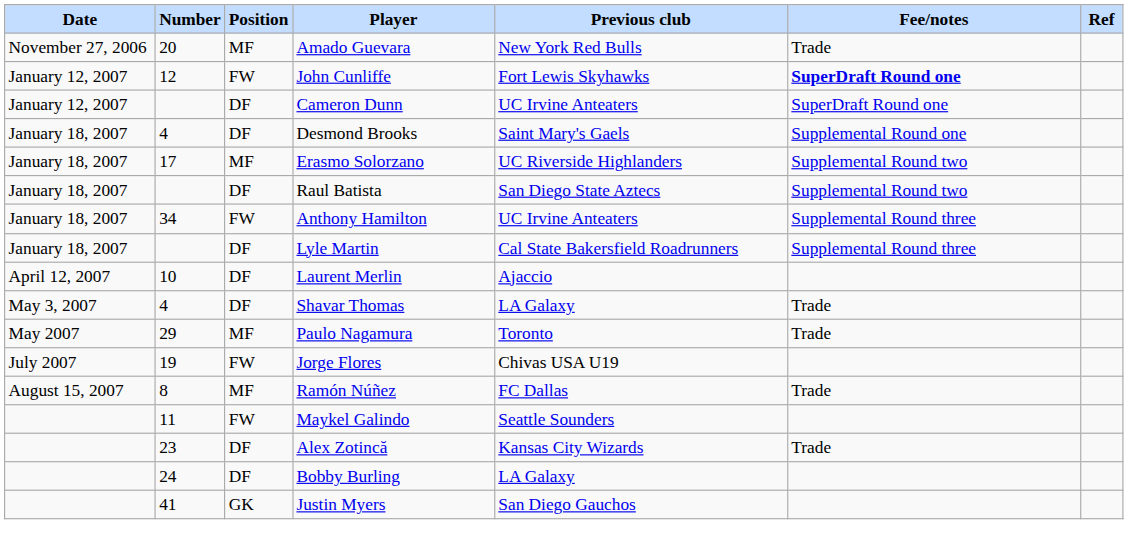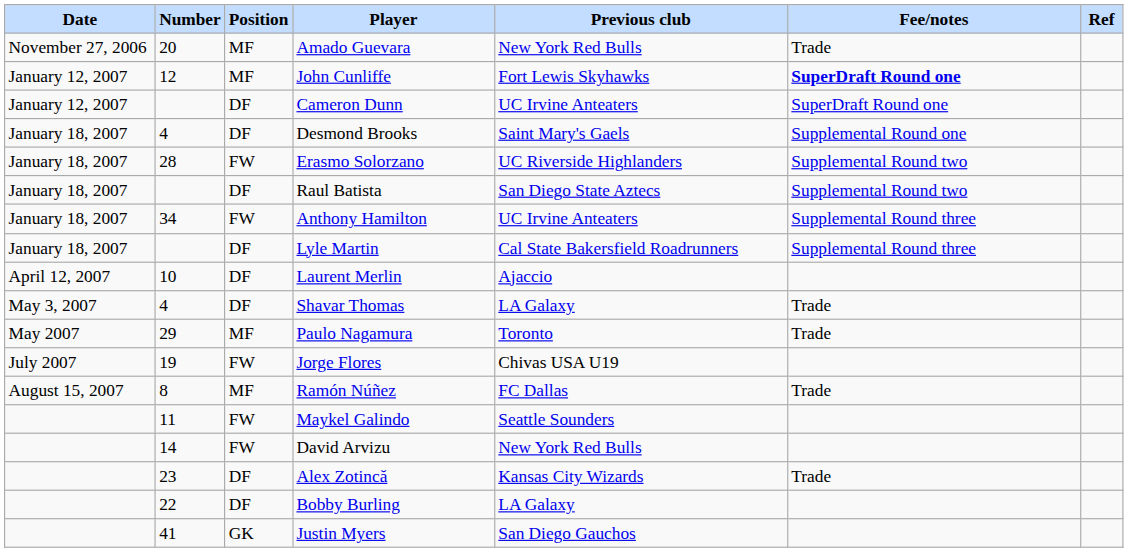(242, 76) FW -> (241, 76) MF
(168, 161) 17 -> (168, 161) 28
(241, 161) MF -> (242, 161) FW
+ row: (343, 447)
(168, 476) 24 -> (168, 504) 22
